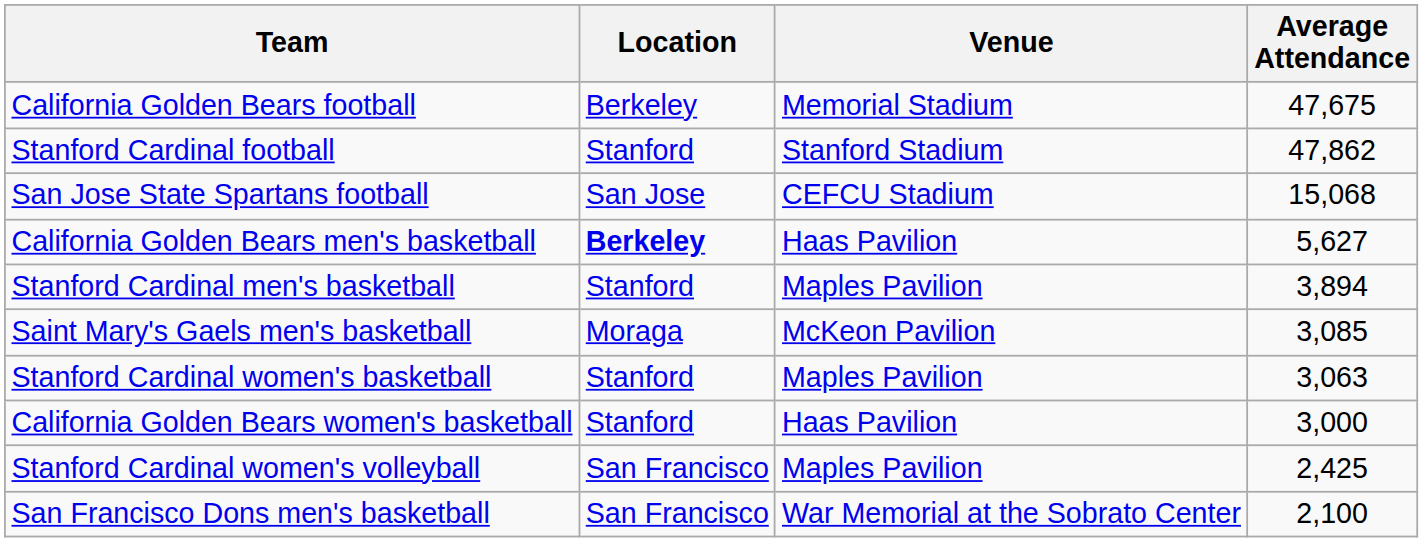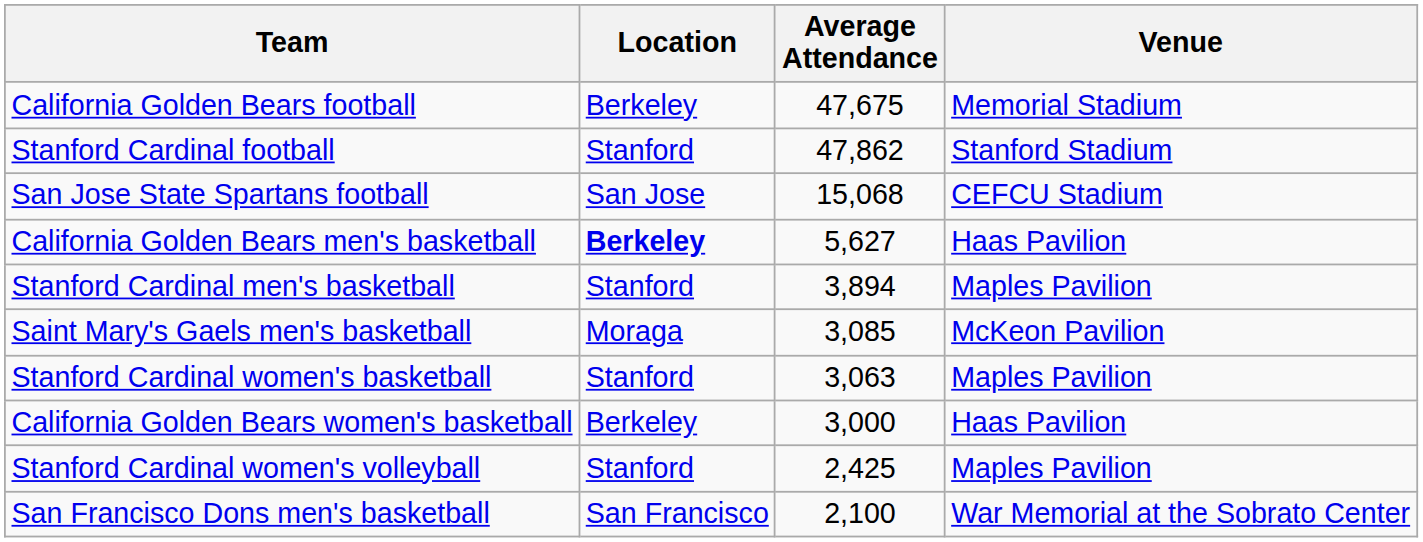columns swapped: (1011, 43) <-> (1332, 43)
(640, 422) Stanford -> (641, 422) Berkeley
(677, 468) San Francisco -> (640, 468) Stanford
